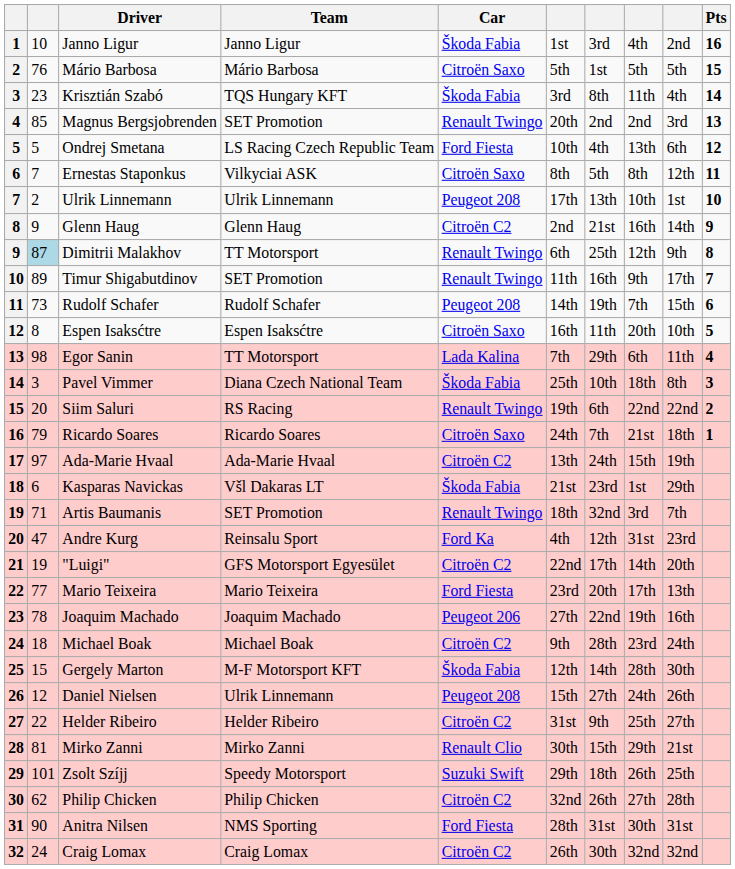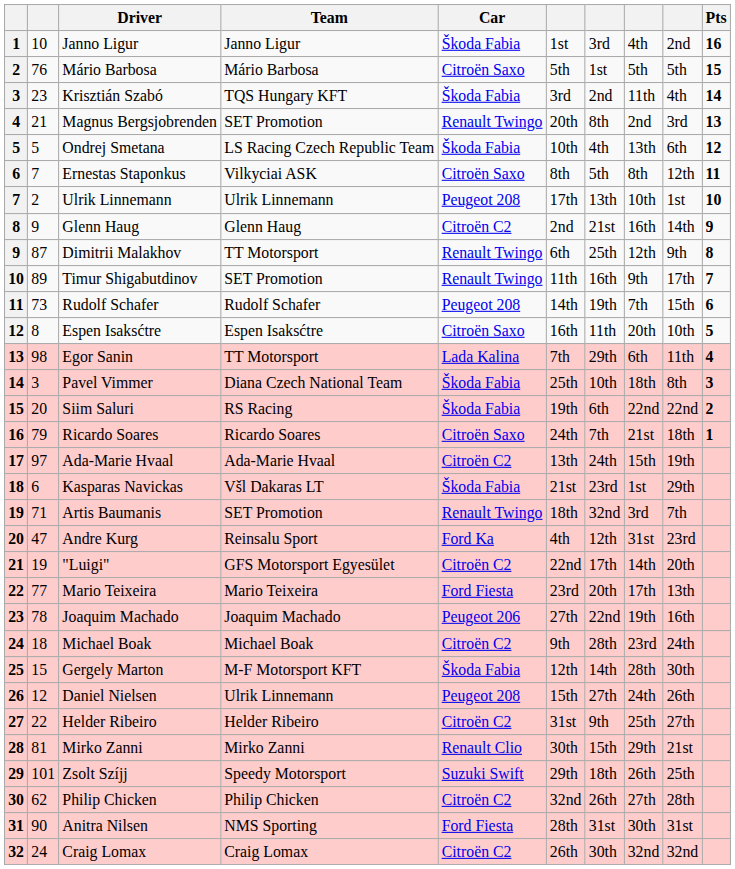(599, 95) 8th -> (601, 95) 2nd
(39, 121) 85 -> (39, 121) 21
(601, 121) 2nd -> (599, 121) 8th
(477, 148) Ford Fiesta -> (481, 148) Škoda Fabia
(39, 252) lightblue background -> (39, 252) no background
(492, 408) Renault Twingo -> (481, 408) Škoda Fabia
